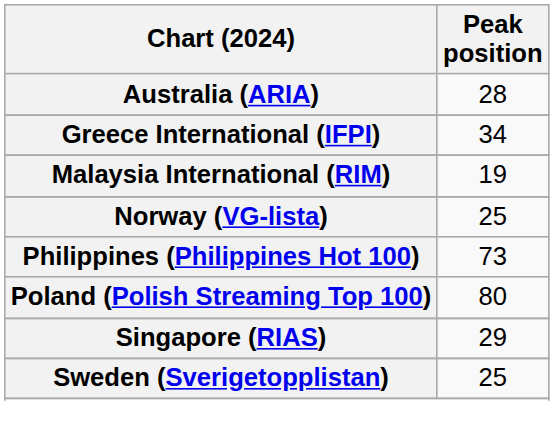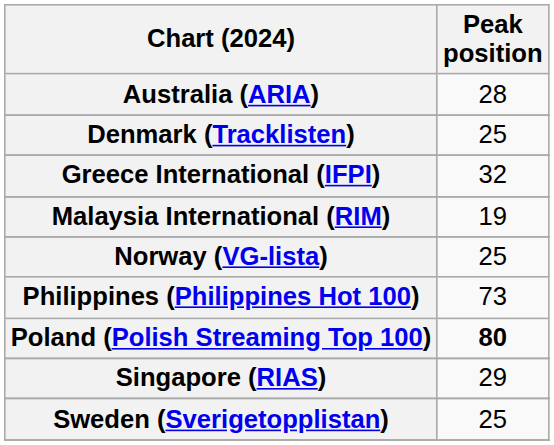+ row: (221, 134)
(493, 134) 34 -> (493, 175) 32
(493, 297) normal -> (493, 337) bold
